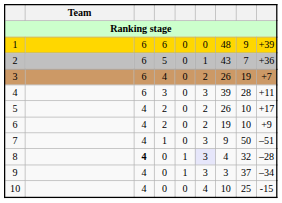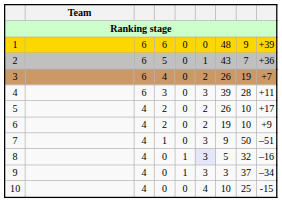(144, 156) bold -> (144, 156) normal
(226, 156) 4 -> (226, 156) 5
(267, 156) –28 -> (267, 156) –16
